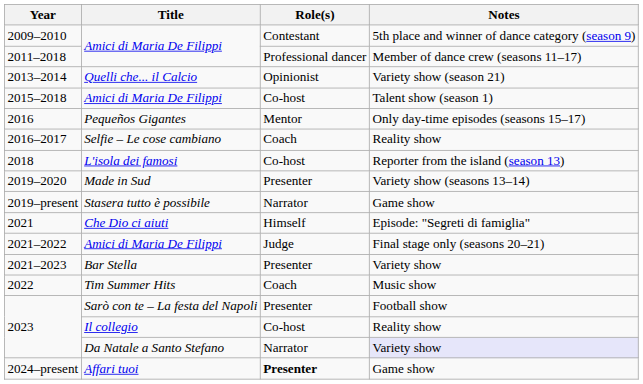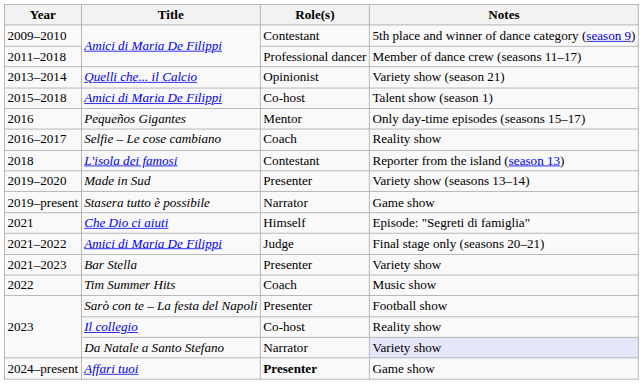(284, 160) Co-host -> (291, 160) Contestant
